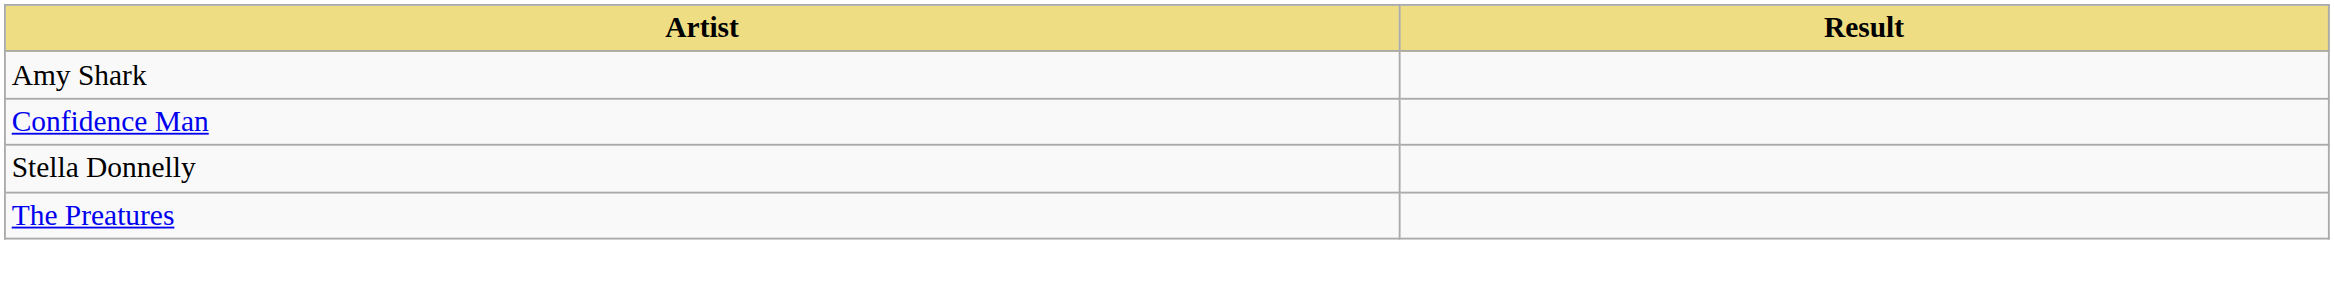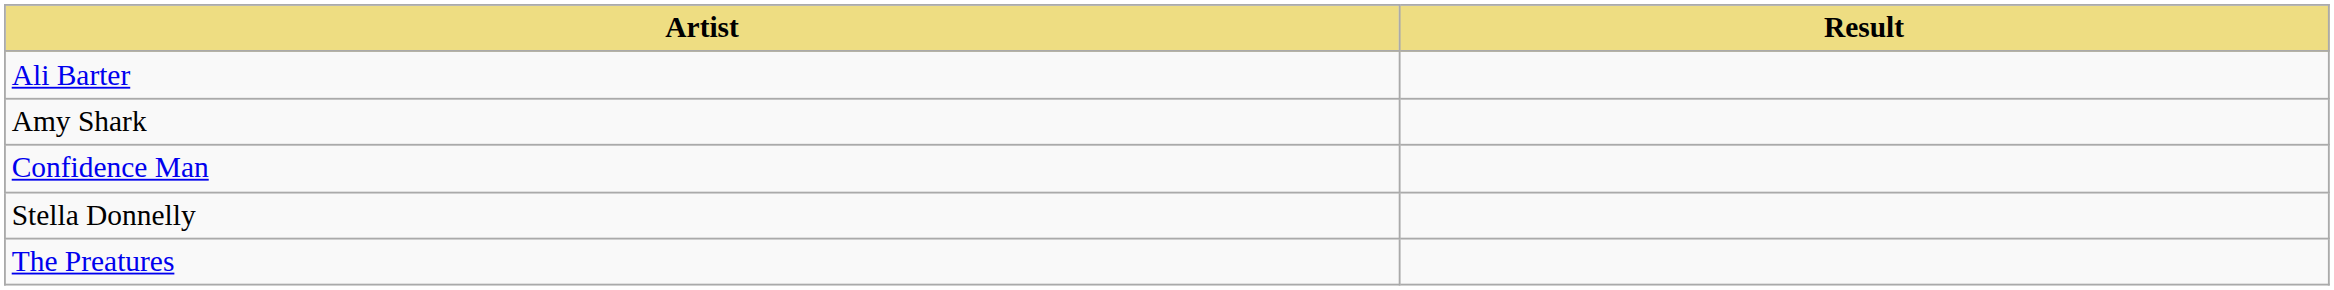+ row: (71, 74)
